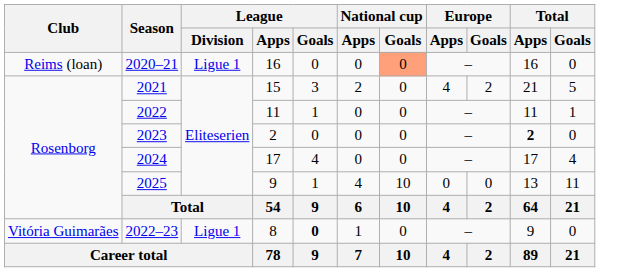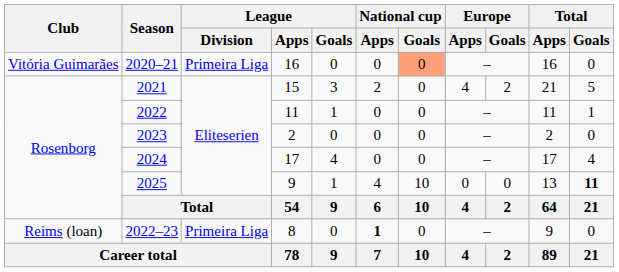(63, 64) Reims (loan) -> (63, 64) Vitória Guimarães
(217, 64) Ligue 1 -> (227, 64) Primeira Liga
(530, 135) bold -> (549, 135) normal
(572, 183) normal -> (591, 183) bold
(63, 231) Vitória Guimarães -> (63, 231) Reims (loan)
(217, 231) Ligue 1 -> (227, 231) Primeira Liga
(315, 231) bold -> (334, 231) normal
(358, 231) normal -> (377, 231) bold
